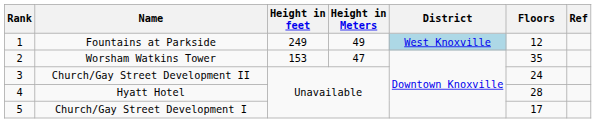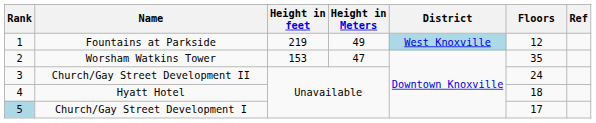(298, 42) 249 -> (298, 42) 219
(536, 92) 28 -> (536, 92) 18
(20, 109) no background -> (20, 109) lightblue background
